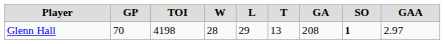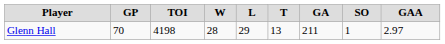(310, 30) 208 -> (310, 30) 211
(348, 30) bold -> (348, 30) normal
